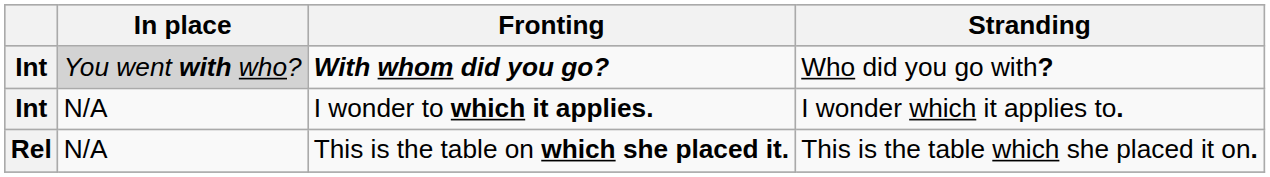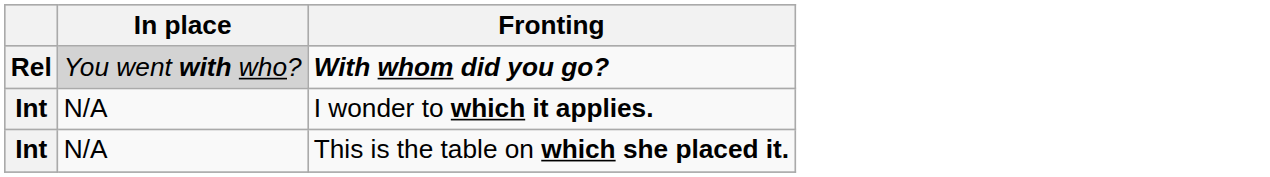- column: (1030, 25)
(31, 66) Int -> (31, 66) Rel
(31, 150) Rel -> (31, 150) Int
